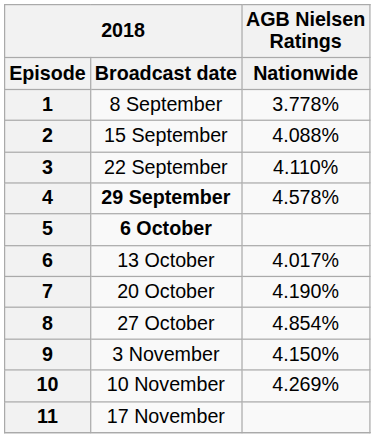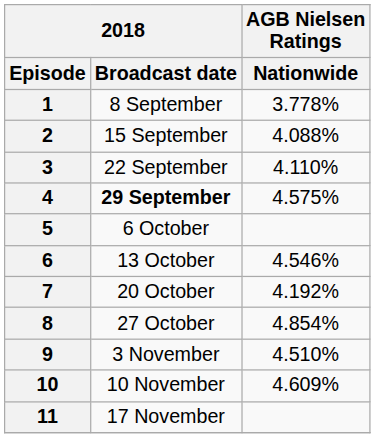(306, 198) 4.578% -> (306, 198) 4.575%
(166, 229) bold -> (166, 229) normal
(306, 260) 4.017% -> (306, 260) 4.546%
(306, 291) 4.190% -> (306, 291) 4.192%
(306, 354) 4.150% -> (306, 354) 4.510%
(306, 385) 4.269% -> (306, 385) 4.609%
